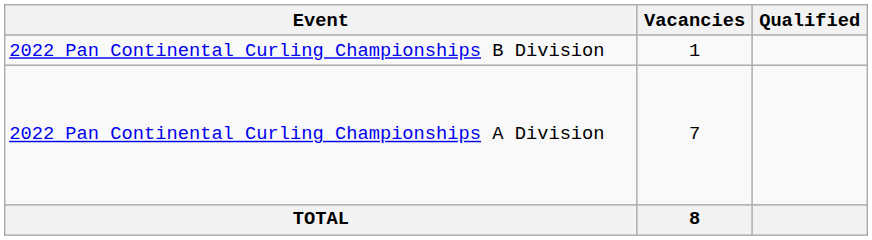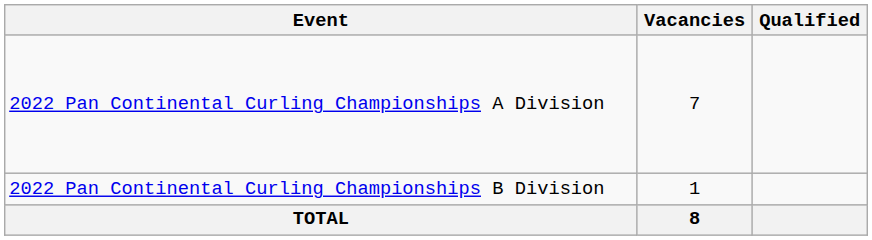rows swapped: (307, 135) <-> (307, 50)
